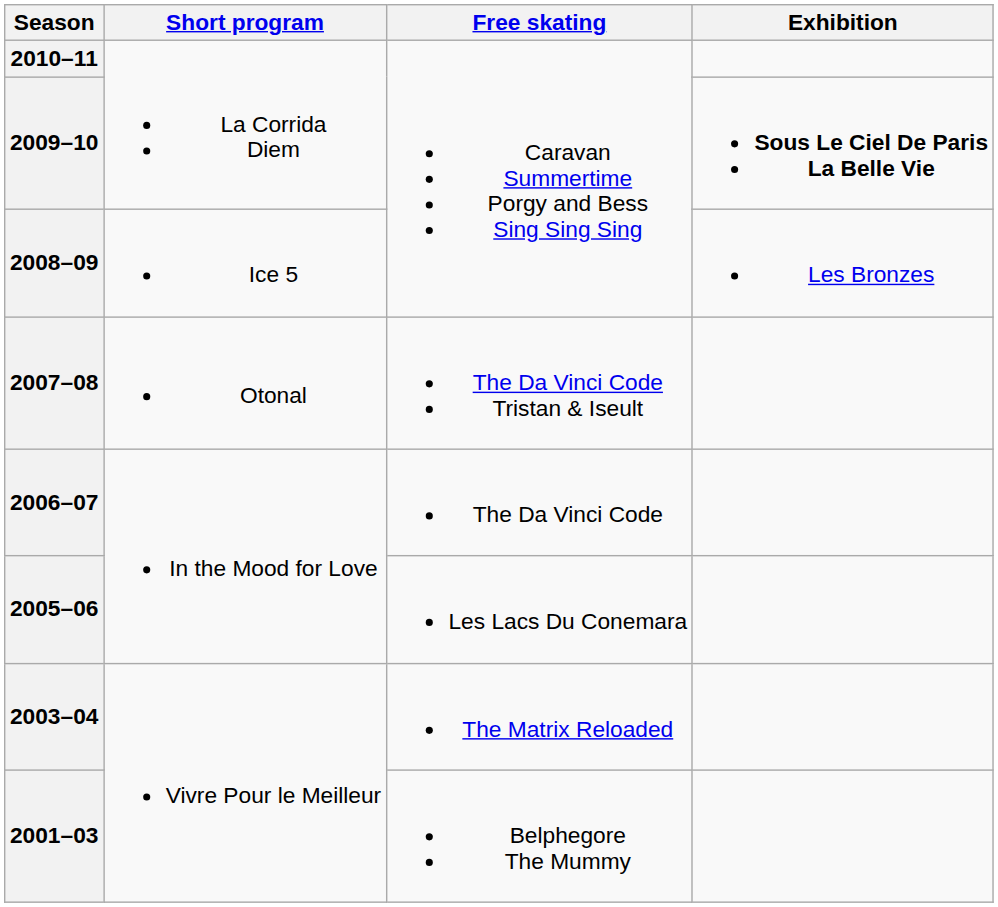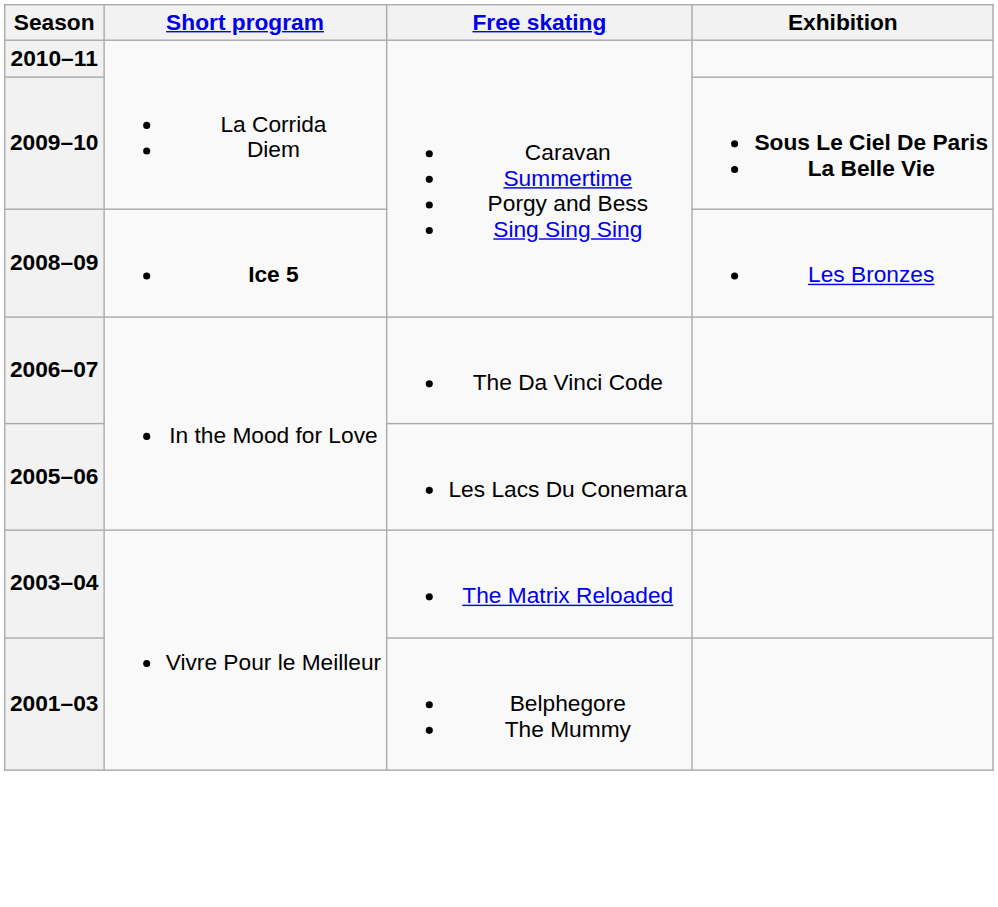(245, 276) normal -> (245, 276) bold
- row: (54, 382)
